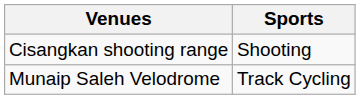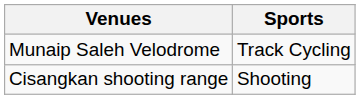rows swapped: (119, 49) <-> (114, 79)
